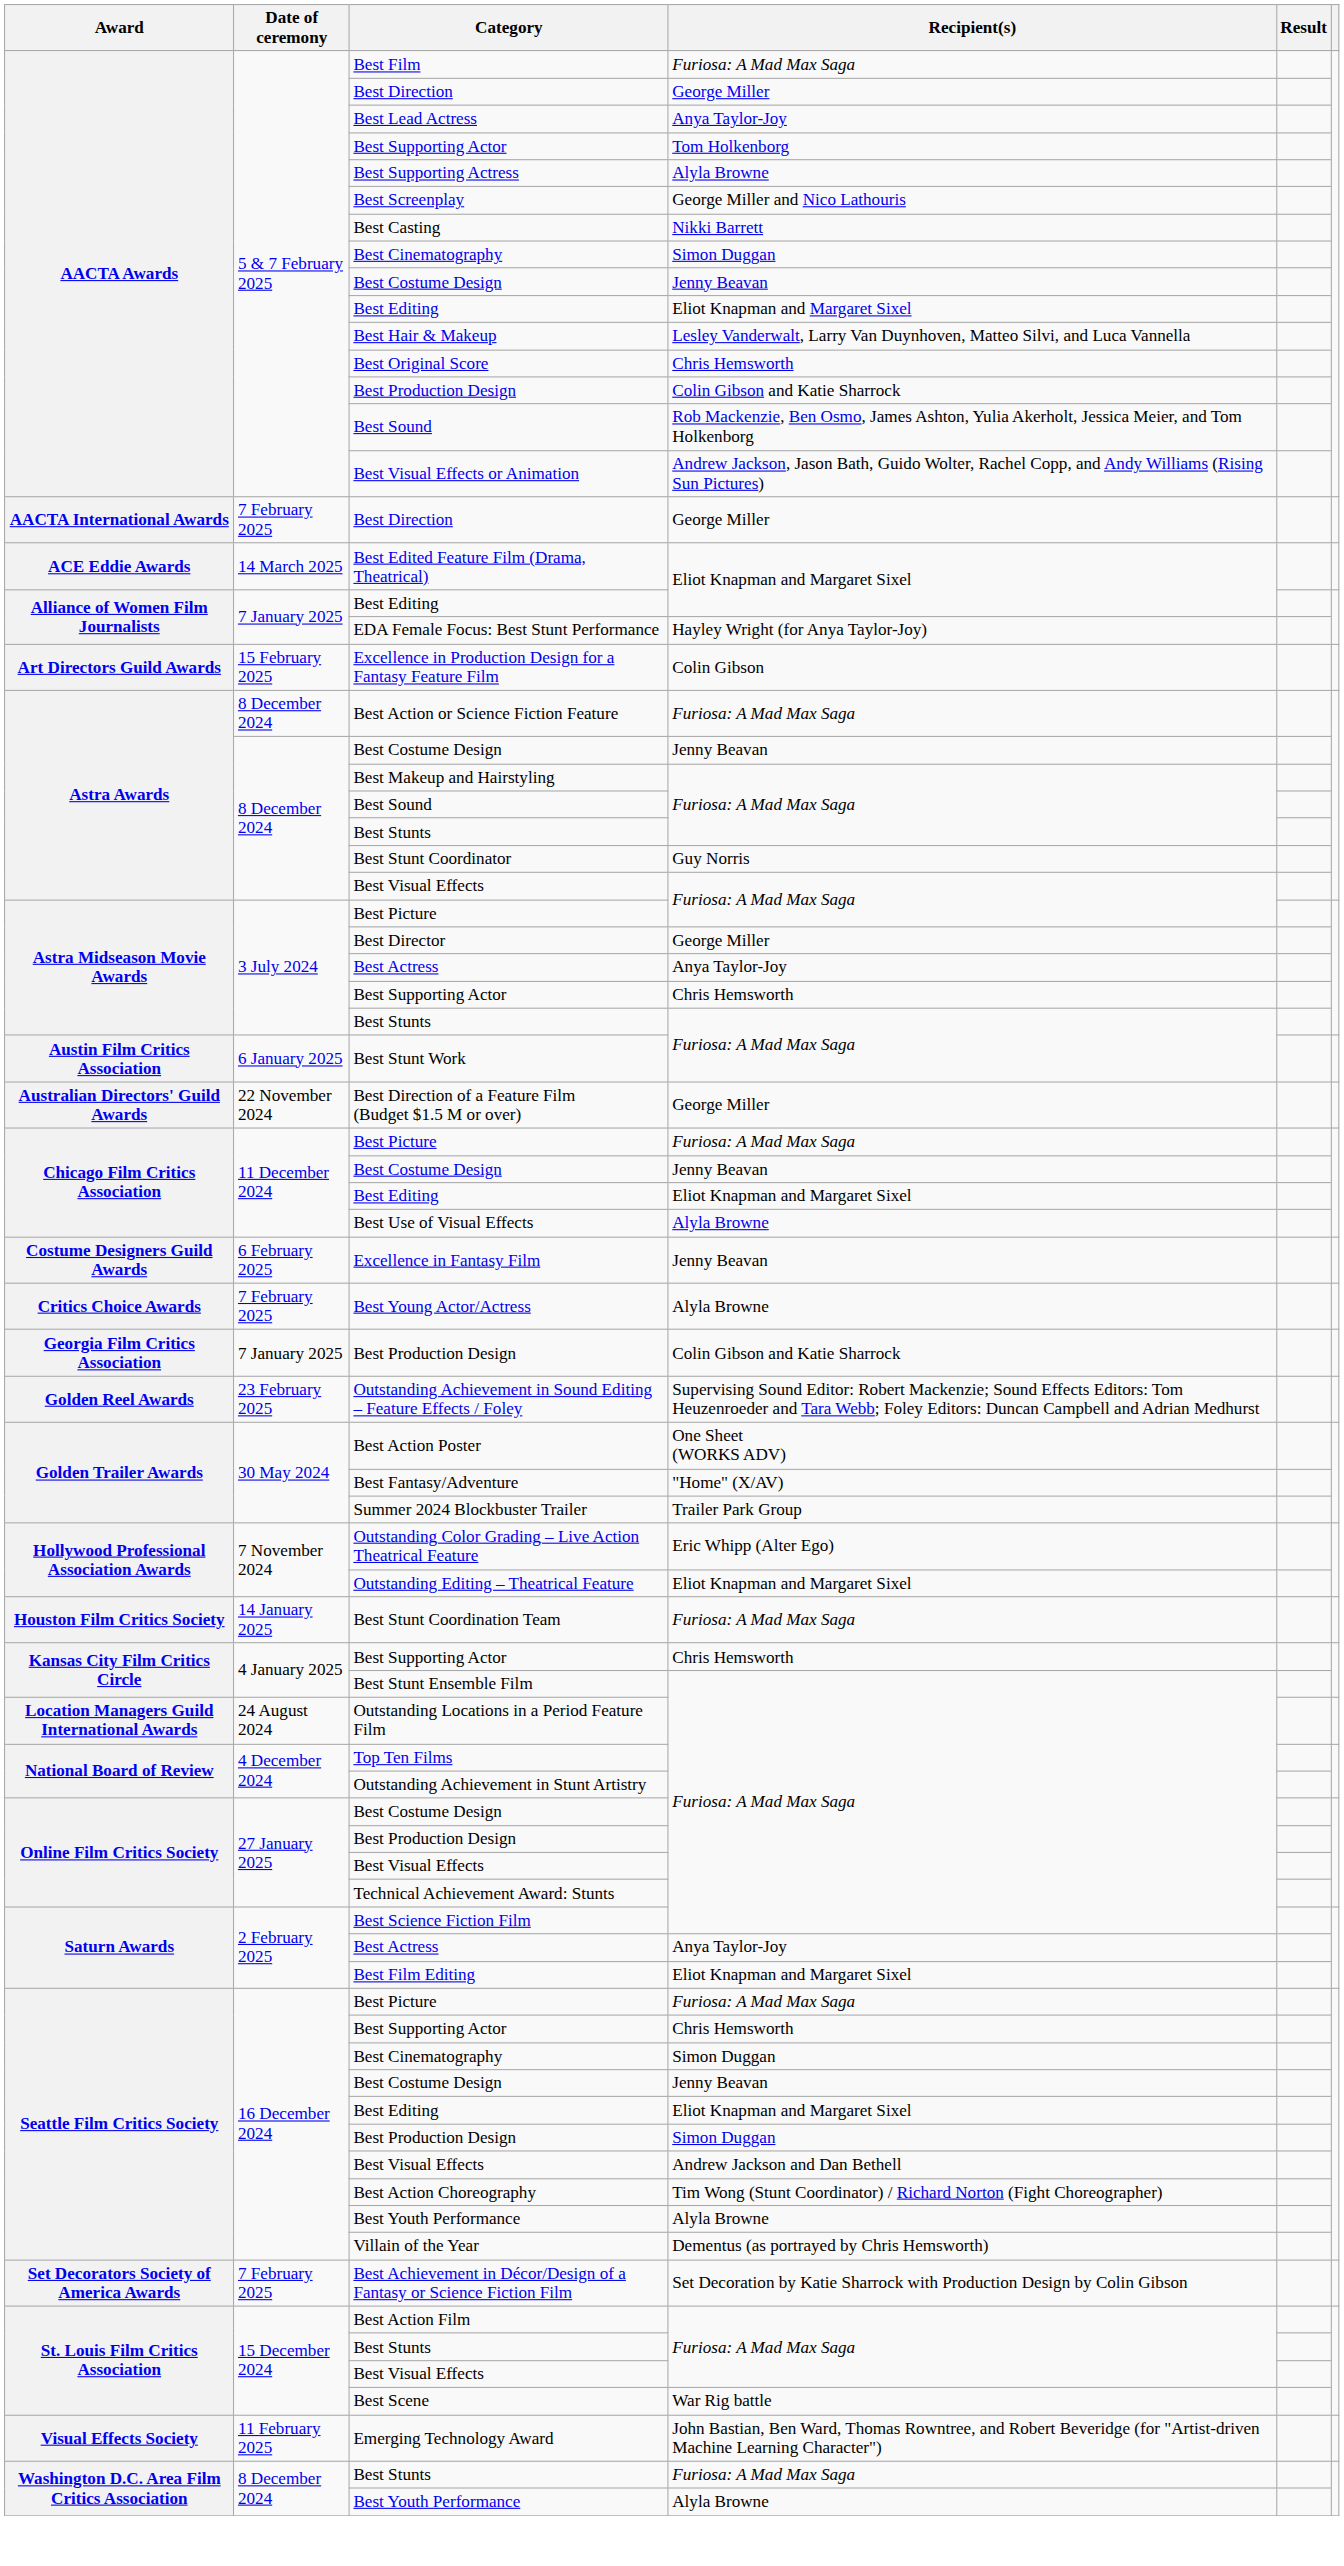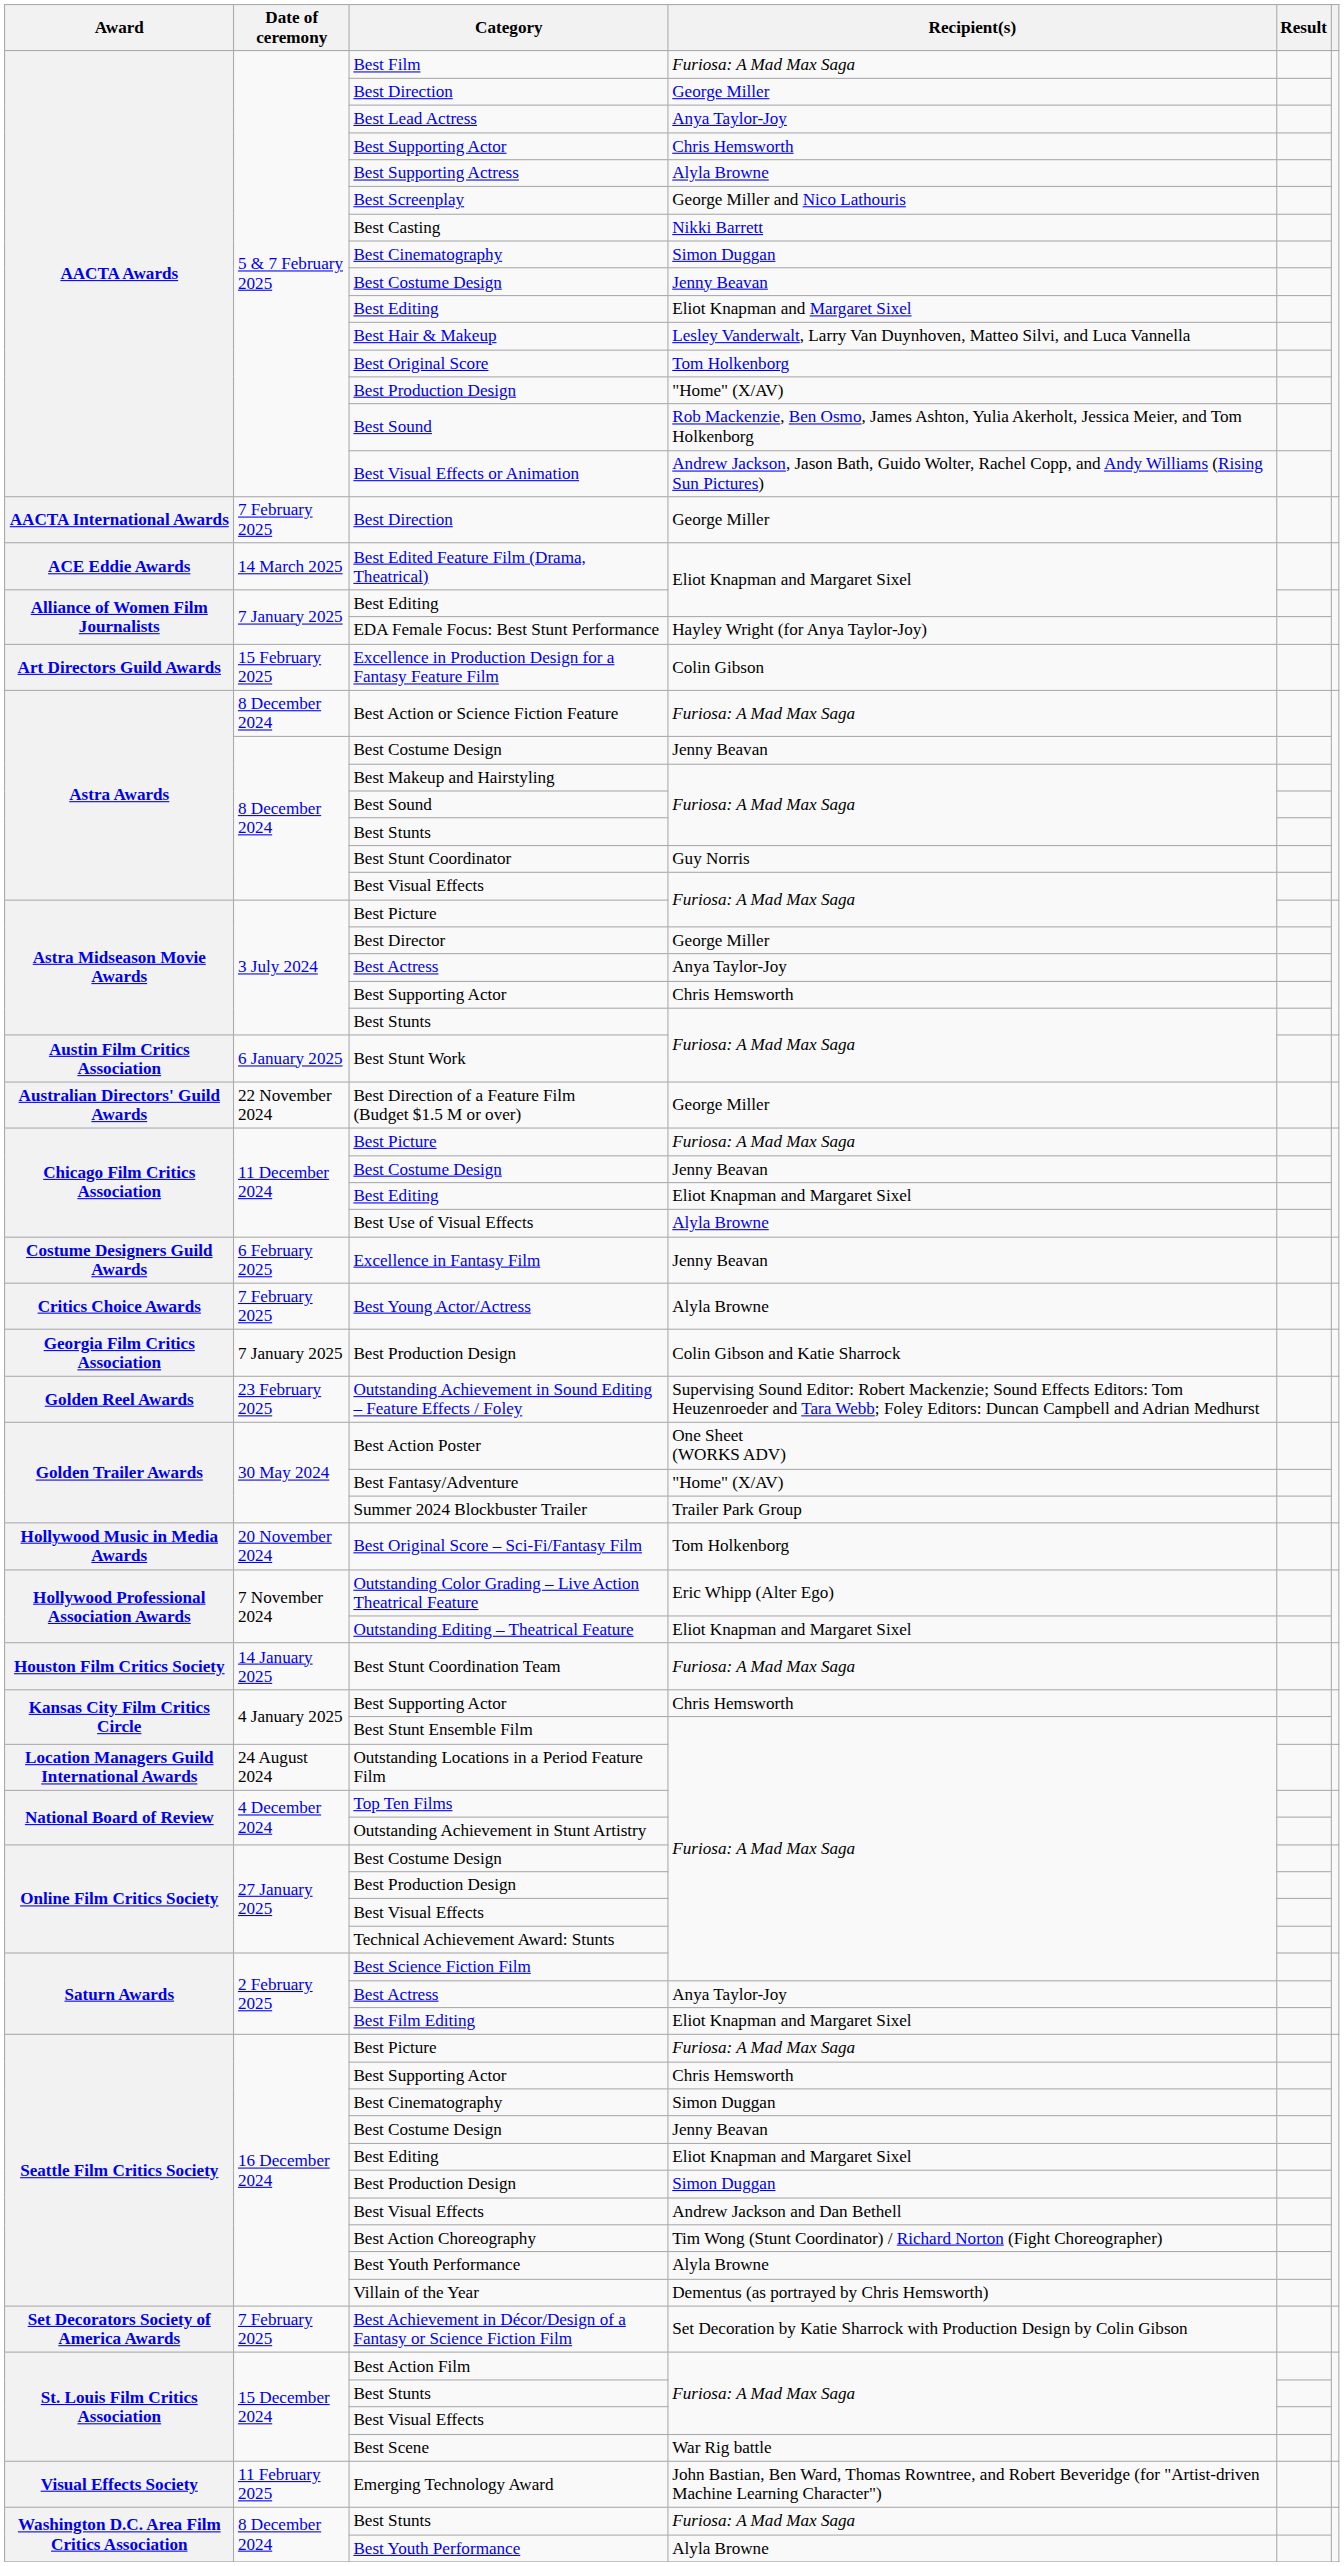(731, 145) Tom Holkenborg -> (733, 145) Chris Hemsworth
(733, 363) Chris Hemsworth -> (731, 363) Tom Holkenborg
(786, 390) Colin Gibson and Katie Sharrock -> (728, 390) "Home" (X/AV)
+ row: (119, 1546)
